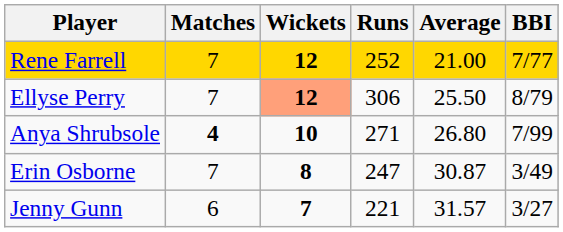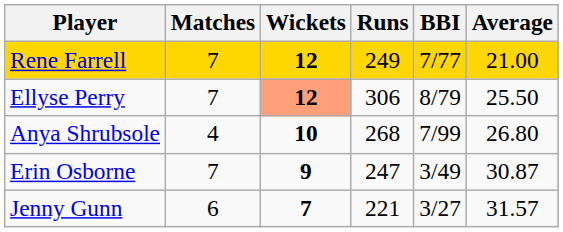columns swapped: (460, 23) <-> (532, 23)
(383, 60) 252 -> (383, 60) 249
(213, 134) bold -> (213, 134) normal
(383, 134) 271 -> (383, 134) 268
(306, 171) 8 -> (306, 171) 9
